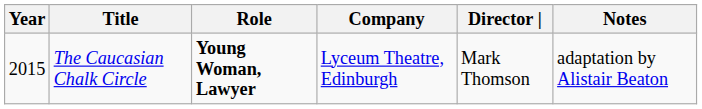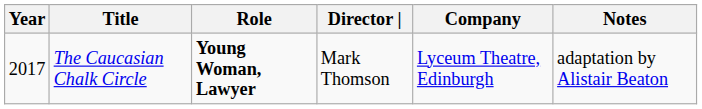columns swapped: (387, 18) <-> (505, 18)
(27, 68) 2015 -> (27, 68) 2017
